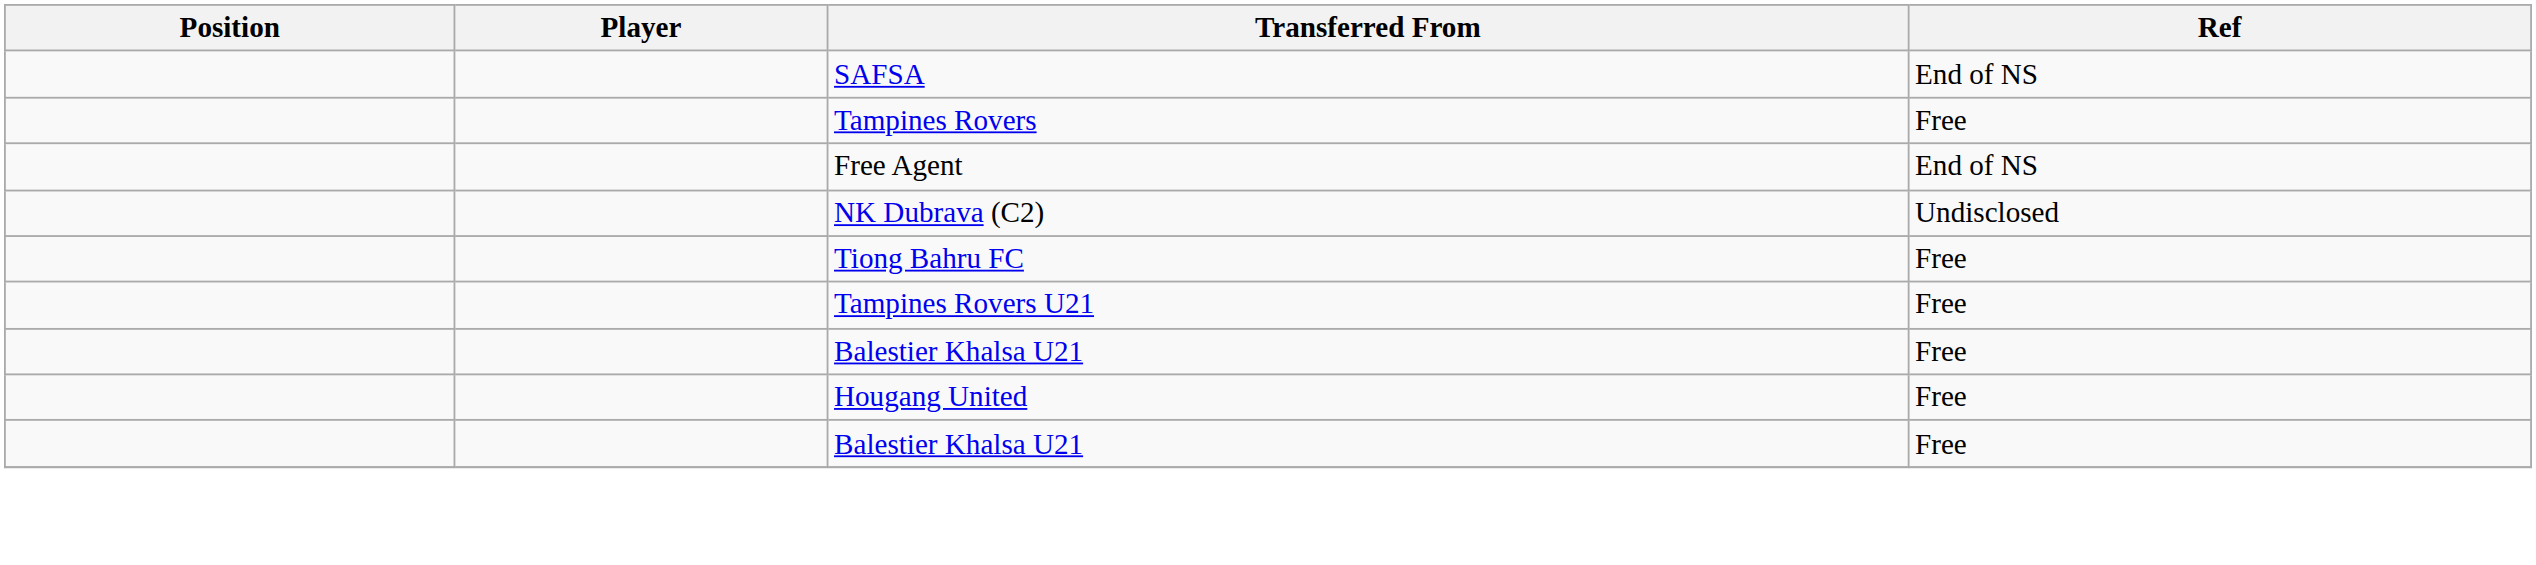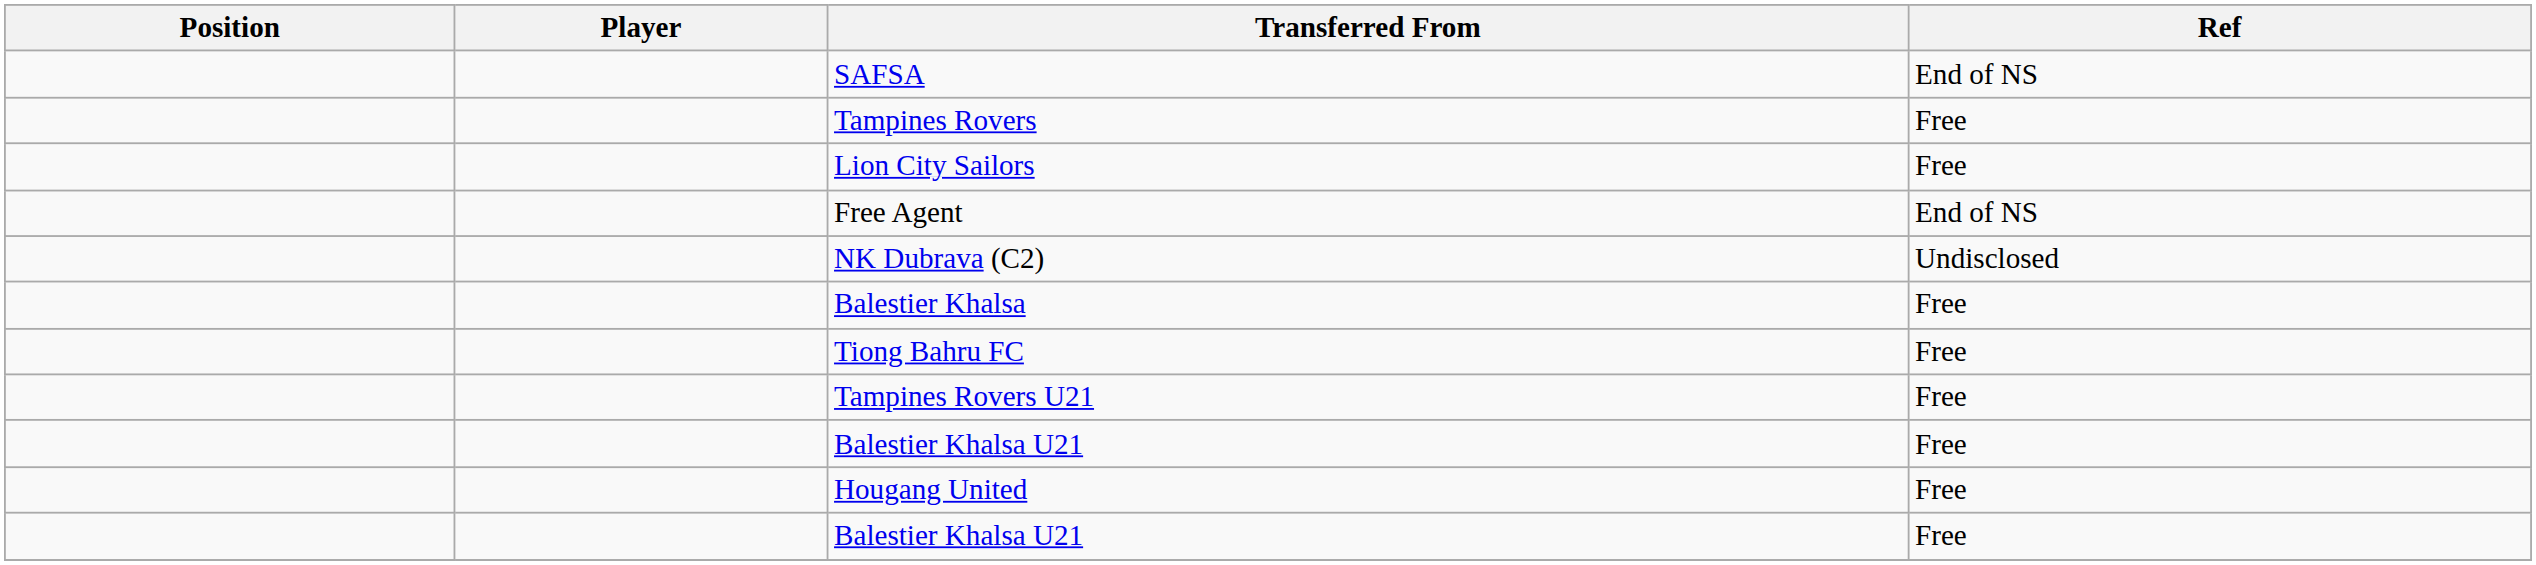+ row: (934, 166)
+ row: (930, 304)
